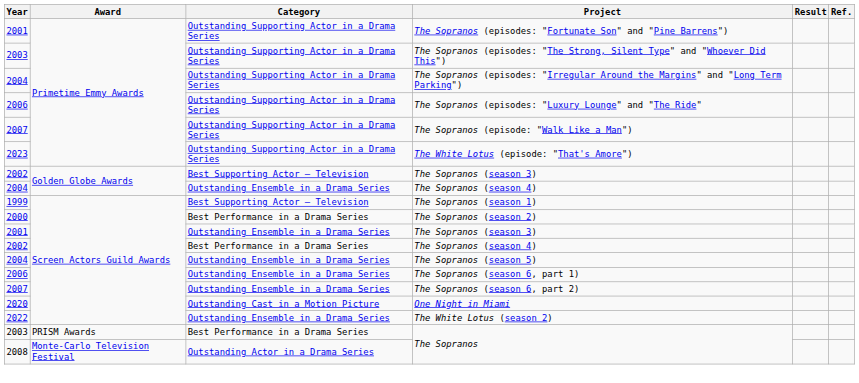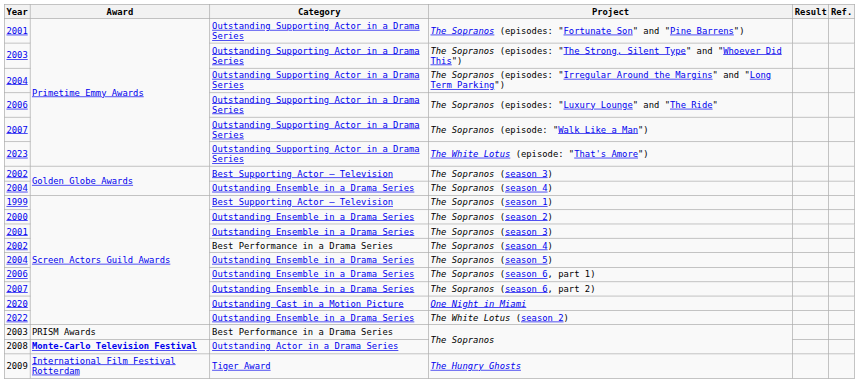(278, 217) Best Performance in a Drama Series -> (313, 217) Outstanding Ensemble in a Drama Series
(90, 352) normal -> (114, 346) bold
+ row: (17, 366)
